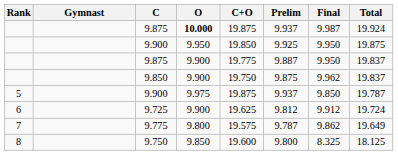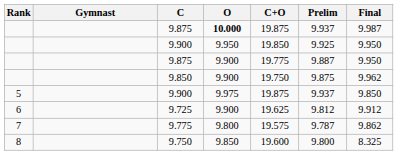- column: (371, 12)
